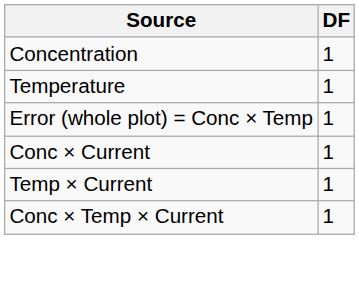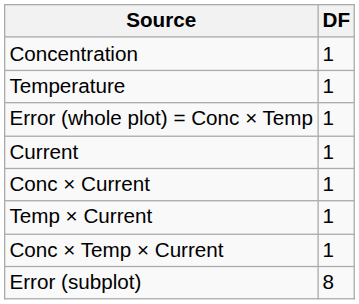+ row: (44, 151)
+ row: (75, 282)
